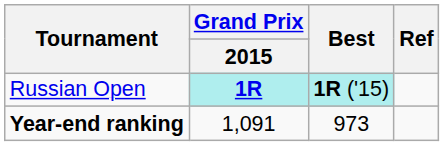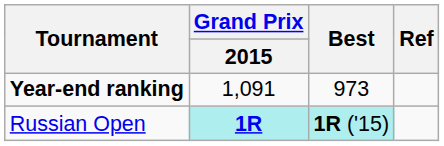rows swapped: (78, 90) <-> (97, 124)
